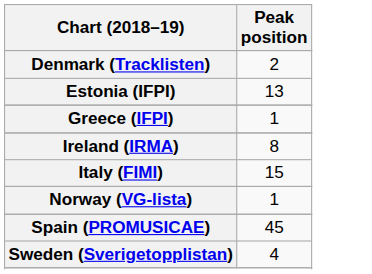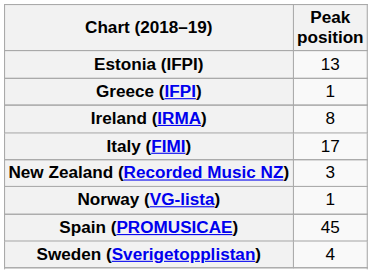- row: (121, 64)
(274, 173) 15 -> (330, 145) 17
+ row: (149, 173)
